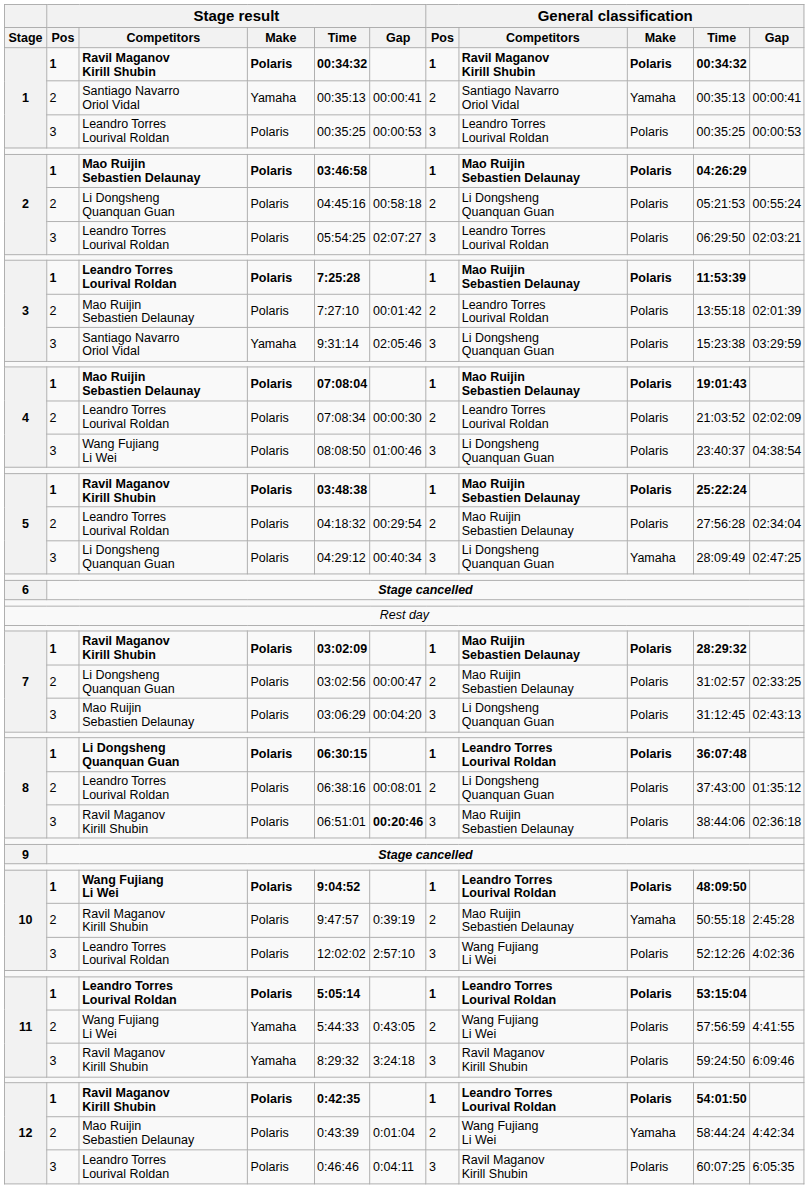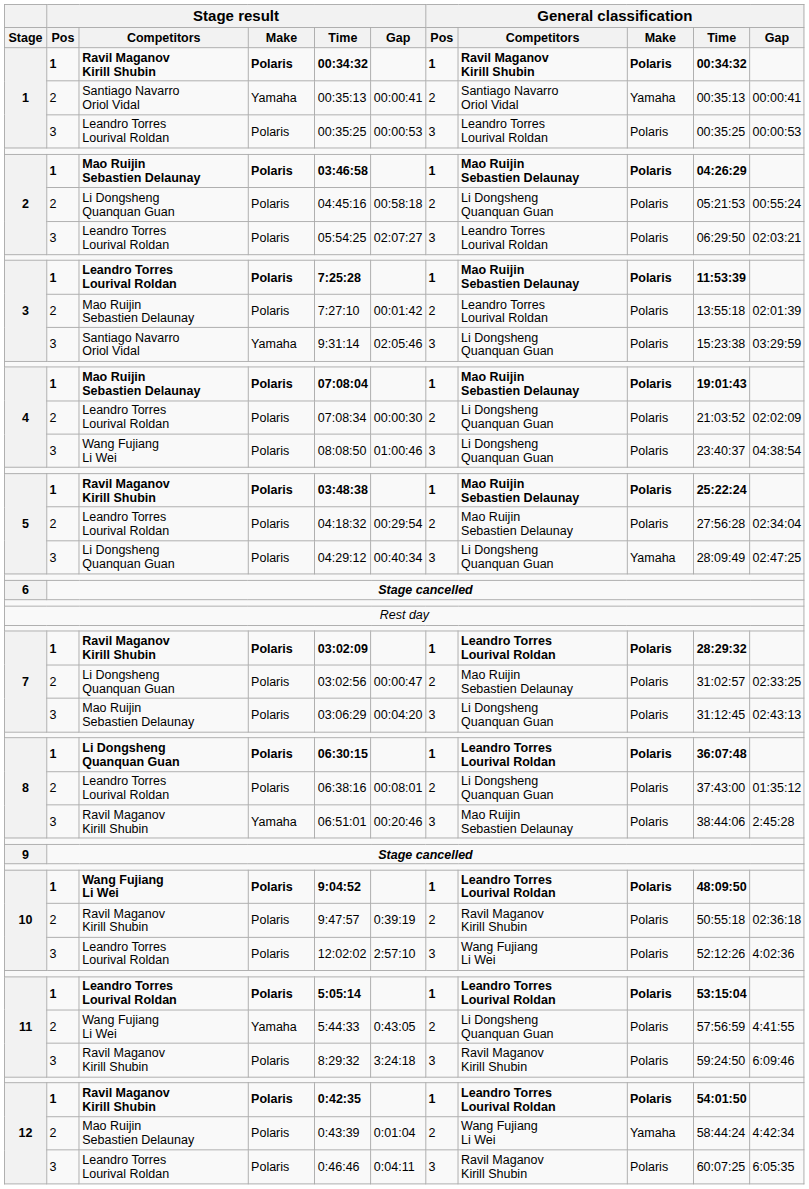(505, 417) Leandro Torres Lourival Roldan -> (507, 417) Li Dongsheng Quanquan Guan
(521, 648) Mao Ruijin Sebastien Delaunay -> (508, 648) Leandro Torres Lourival Roldan
(270, 821) Polaris -> (274, 821) Yamaha
(398, 821) bold -> (398, 821) normal
(777, 821) 02:36:18 -> (773, 821) 2:45:28
(518, 920) Mao Ruijin Sebastien Delaunay -> (502, 920) Ravil Maganov Kirill Shubin
(653, 920) Yamaha -> (649, 920) Polaris
(773, 920) 2:45:28 -> (777, 920) 02:36:18
(500, 1026) Wang Fujiang Li Wei -> (507, 1026) Li Dongsheng Quanquan Guan
(273, 1060) Yamaha -> (270, 1060) Polaris
